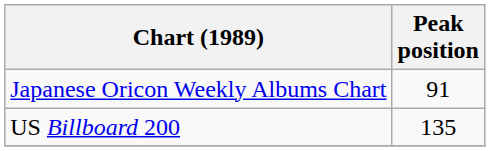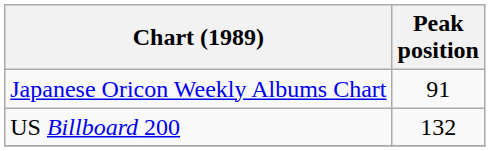(438, 126) 135 -> (438, 126) 132
